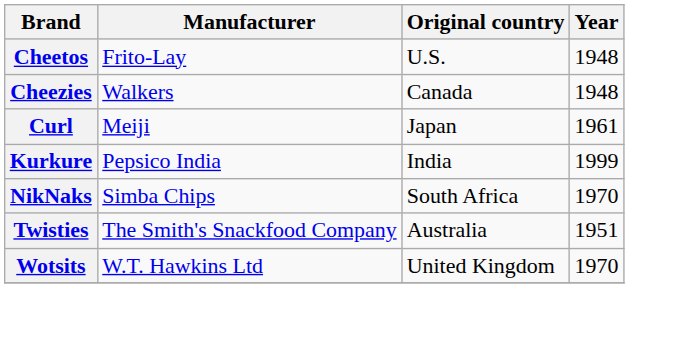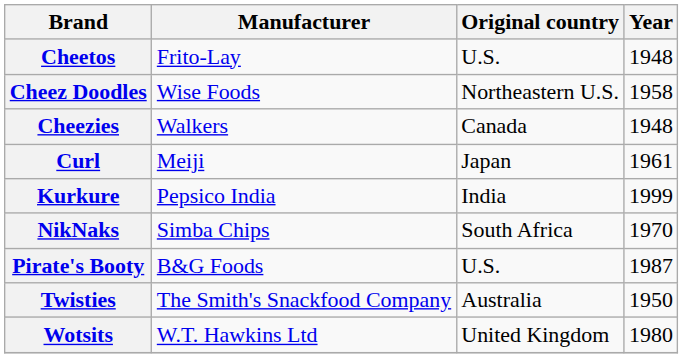+ row: (78, 91)
+ row: (78, 265)
(596, 230) 1951 -> (651, 299) 1950
(596, 265) 1970 -> (651, 334) 1980
